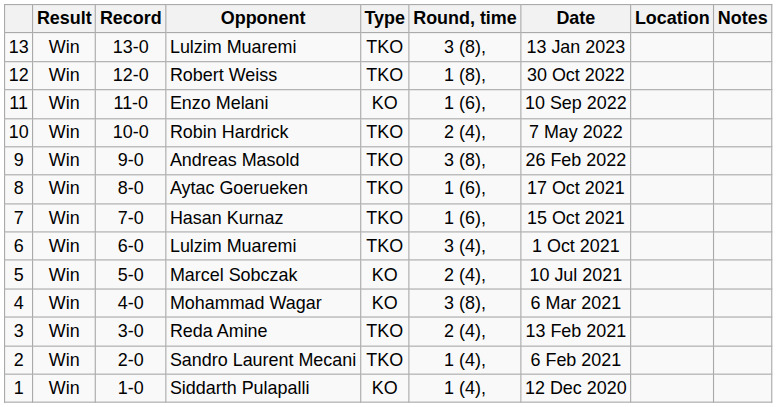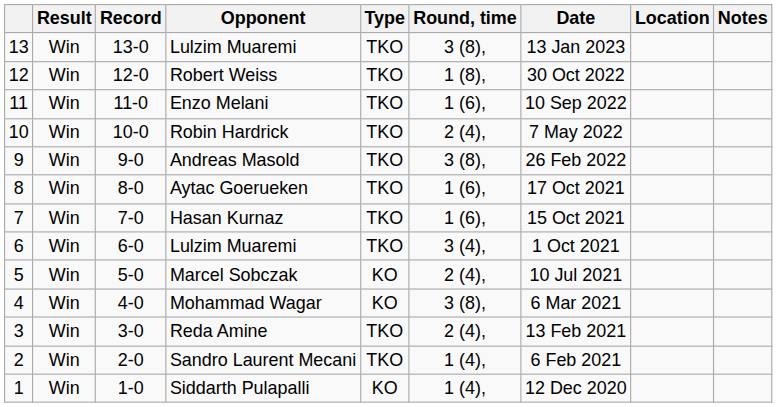(385, 103) KO -> (385, 103) TKO
